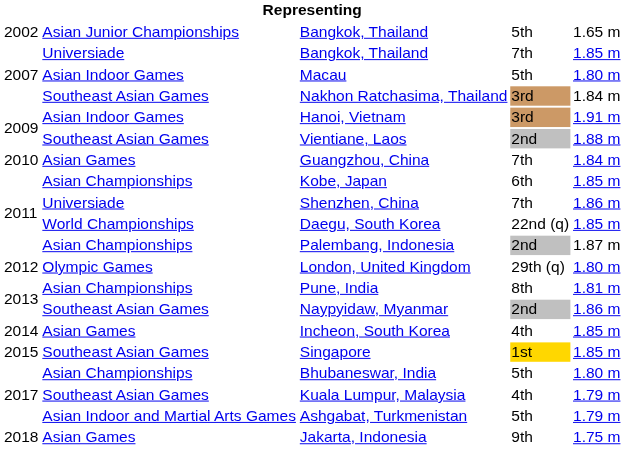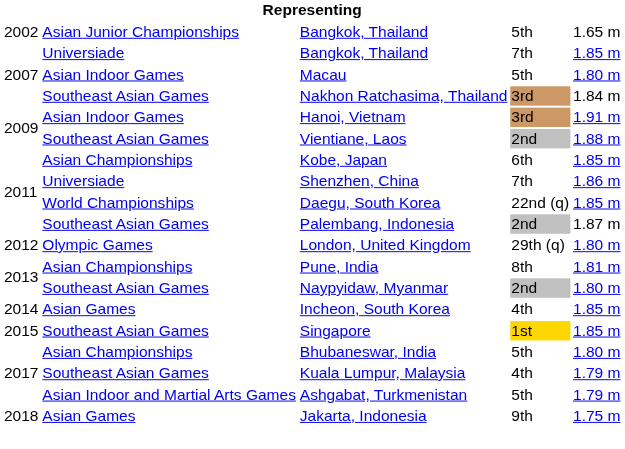- row: (21, 160)
(117, 245) Asian Championships -> (126, 224) Southeast Asian Games
(597, 309) 1.86 m -> (597, 288) 1.80 m
